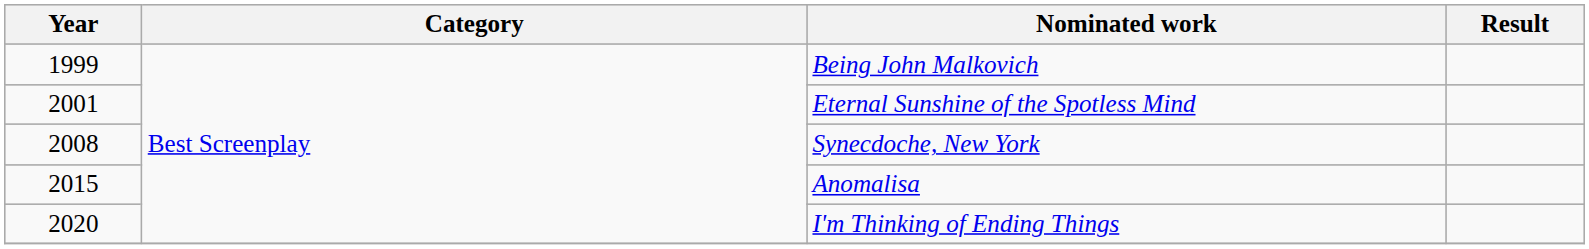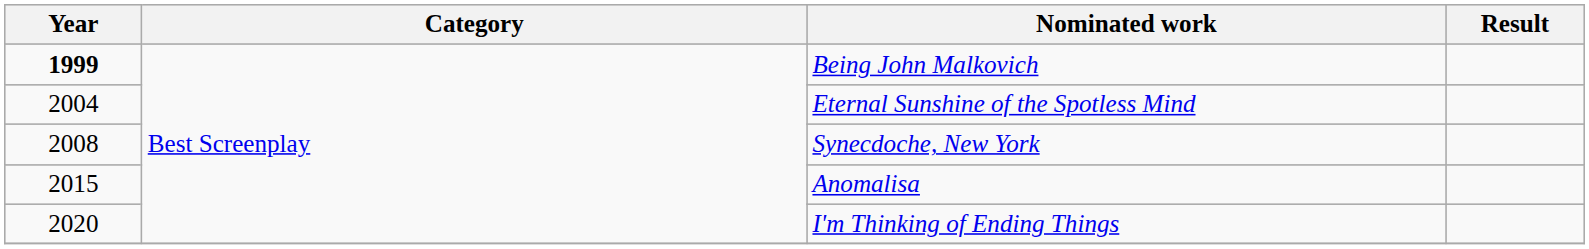(73, 64) normal -> (73, 64) bold
(73, 104) 2001 -> (73, 104) 2004
